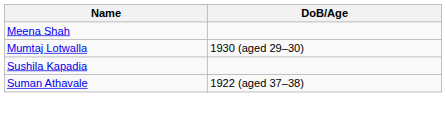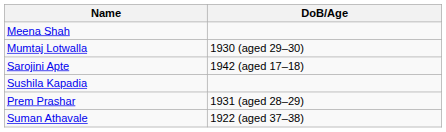+ row: (38, 66)
+ row: (41, 101)
